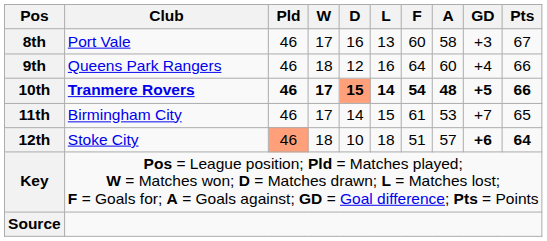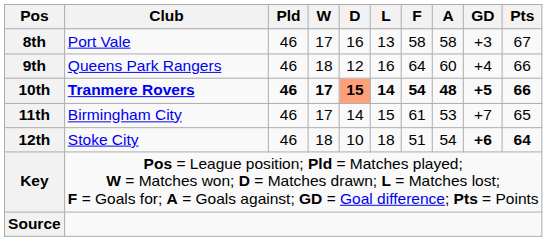(417, 41) 60 -> (417, 41) 58
(289, 139) lightsalmon background -> (289, 139) no background
(448, 139) 57 -> (448, 139) 54
